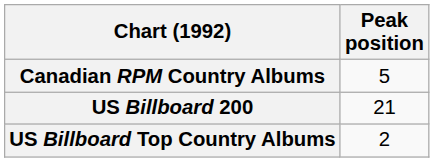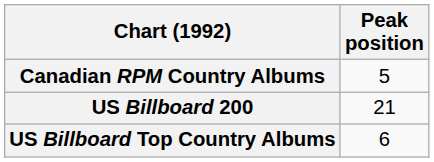(384, 140) 2 -> (384, 140) 6
